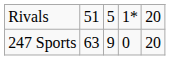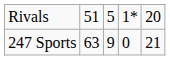(153, 42) 20 -> (153, 42) 21
